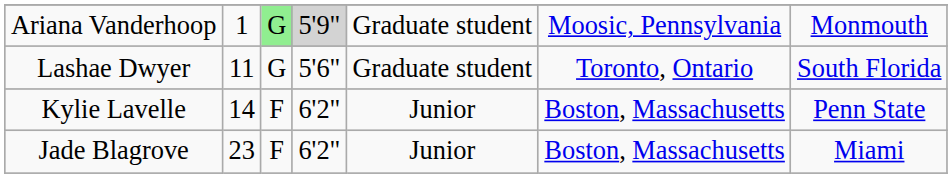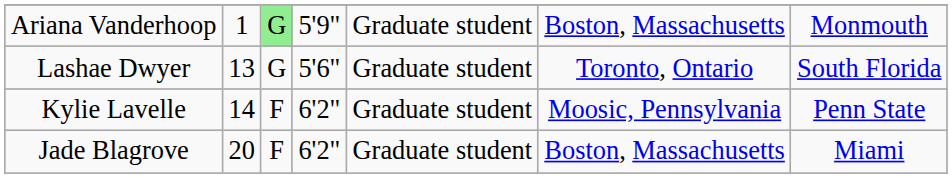(319, 25) lightgrey background -> (319, 25) no background
(665, 25) Moosic, Pennsylvania -> (665, 25) Boston, Massachusetts
(242, 67) 11 -> (242, 67) 13
(442, 109) Junior -> (442, 109) Graduate student
(665, 109) Boston, Massachusetts -> (665, 109) Moosic, Pennsylvania
(242, 151) 23 -> (242, 151) 20
(442, 151) Junior -> (442, 151) Graduate student
